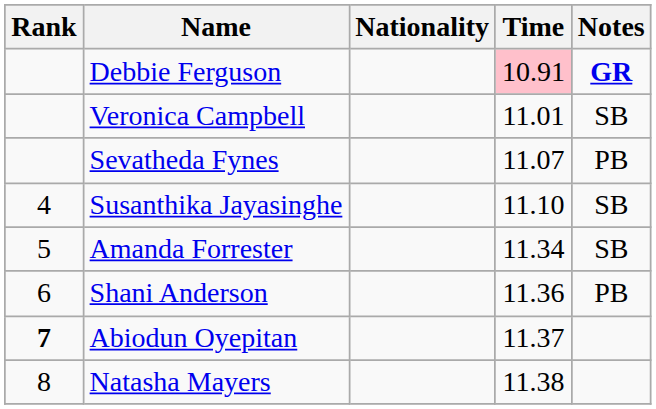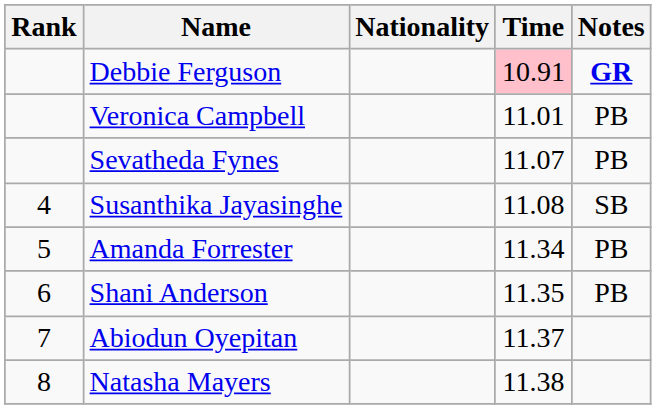(611, 115) SB -> (611, 115) PB
(533, 204) 11.10 -> (533, 204) 11.08
(611, 248) SB -> (611, 248) PB
(533, 293) 11.36 -> (533, 293) 11.35
(44, 337) bold -> (44, 337) normal
